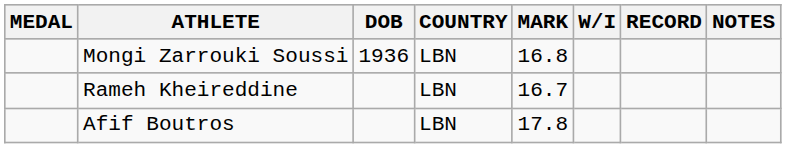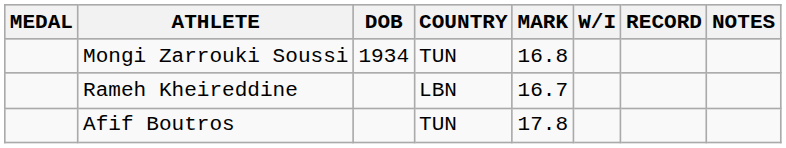(384, 56) 1936 -> (384, 56) 1934
(438, 56) LBN -> (438, 56) TUN
(438, 125) LBN -> (438, 125) TUN
